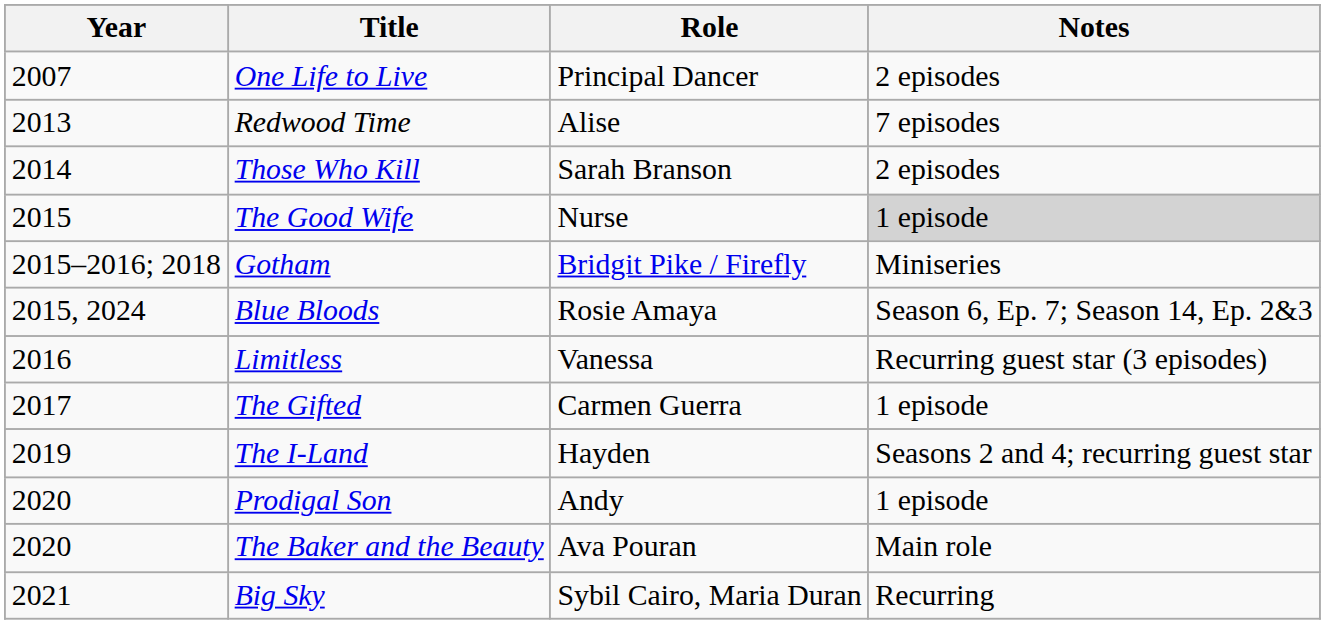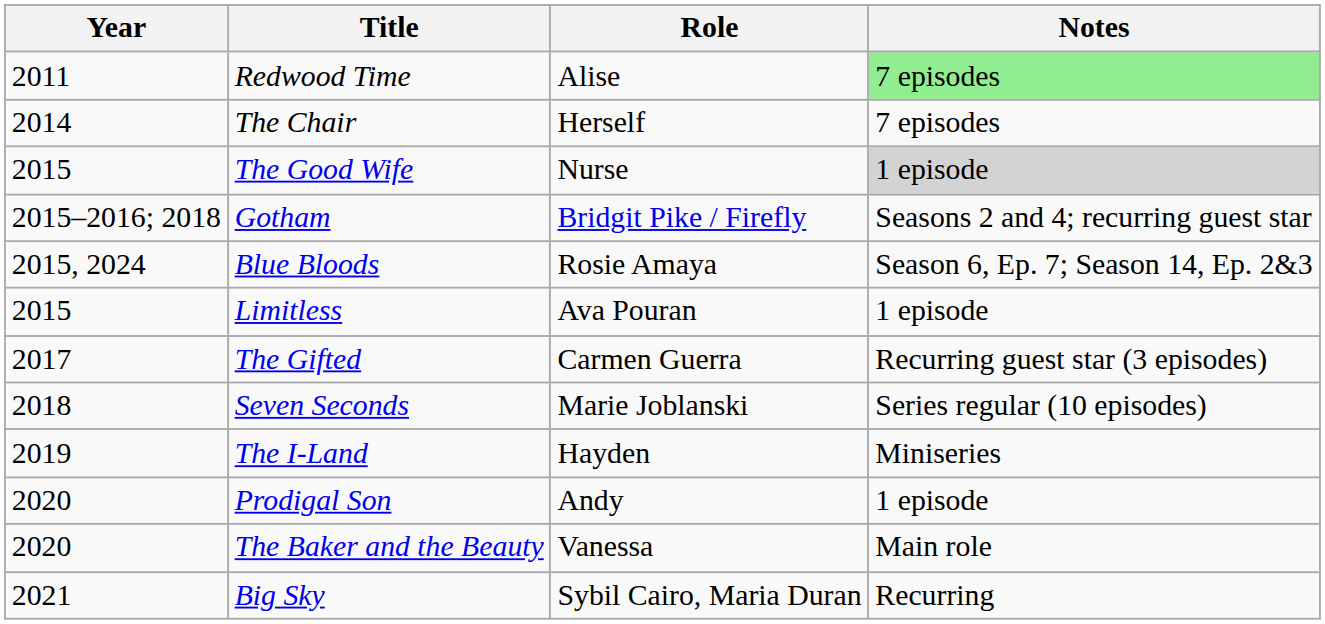- row: (331, 75)
(42, 122) 2013 -> (41, 75) 2011
(938, 122) no background -> (938, 75) lightgreen background
- row: (327, 169)
+ row: (295, 122)
(938, 264) Miniseries -> (1094, 216) Seasons 2 and 4; recurring guest star
(42, 358) 2016 -> (42, 311) 2015
(605, 358) Vanessa -> (627, 311) Ava Pouran
(1071, 358) Recurring guest star (3 episodes) -> (932, 311) 1 episode
(932, 405) 1 episode -> (1071, 358) Recurring guest star (3 episodes)
+ row: (322, 405)
(1094, 452) Seasons 2 and 4; recurring guest star -> (938, 452) Miniseries
(627, 547) Ava Pouran -> (605, 547) Vanessa
